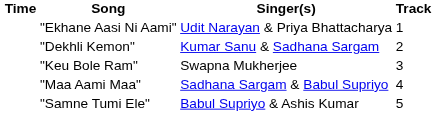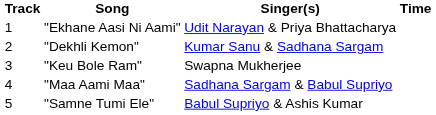columns swapped: (414, 8) <-> (21, 8)
